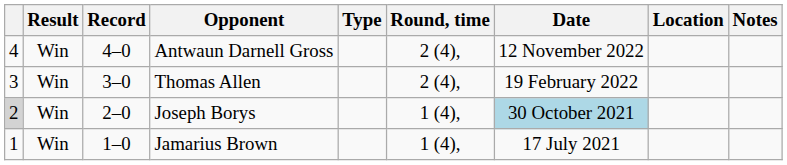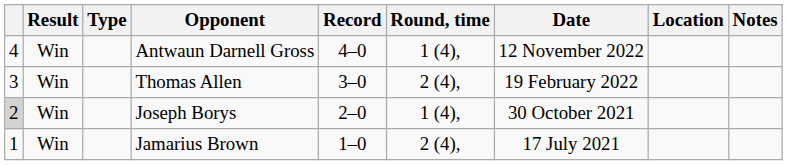columns swapped: (116, 20) <-> (362, 20)
(440, 51) 2 (4), -> (440, 51) 1 (4),
(571, 113) lightblue background -> (571, 113) no background
(440, 144) 1 (4), -> (440, 144) 2 (4),
